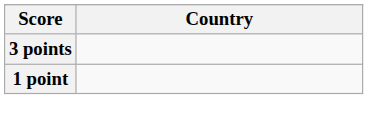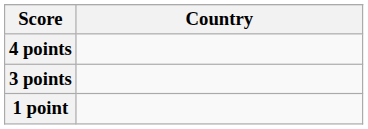+ row: (40, 49)
